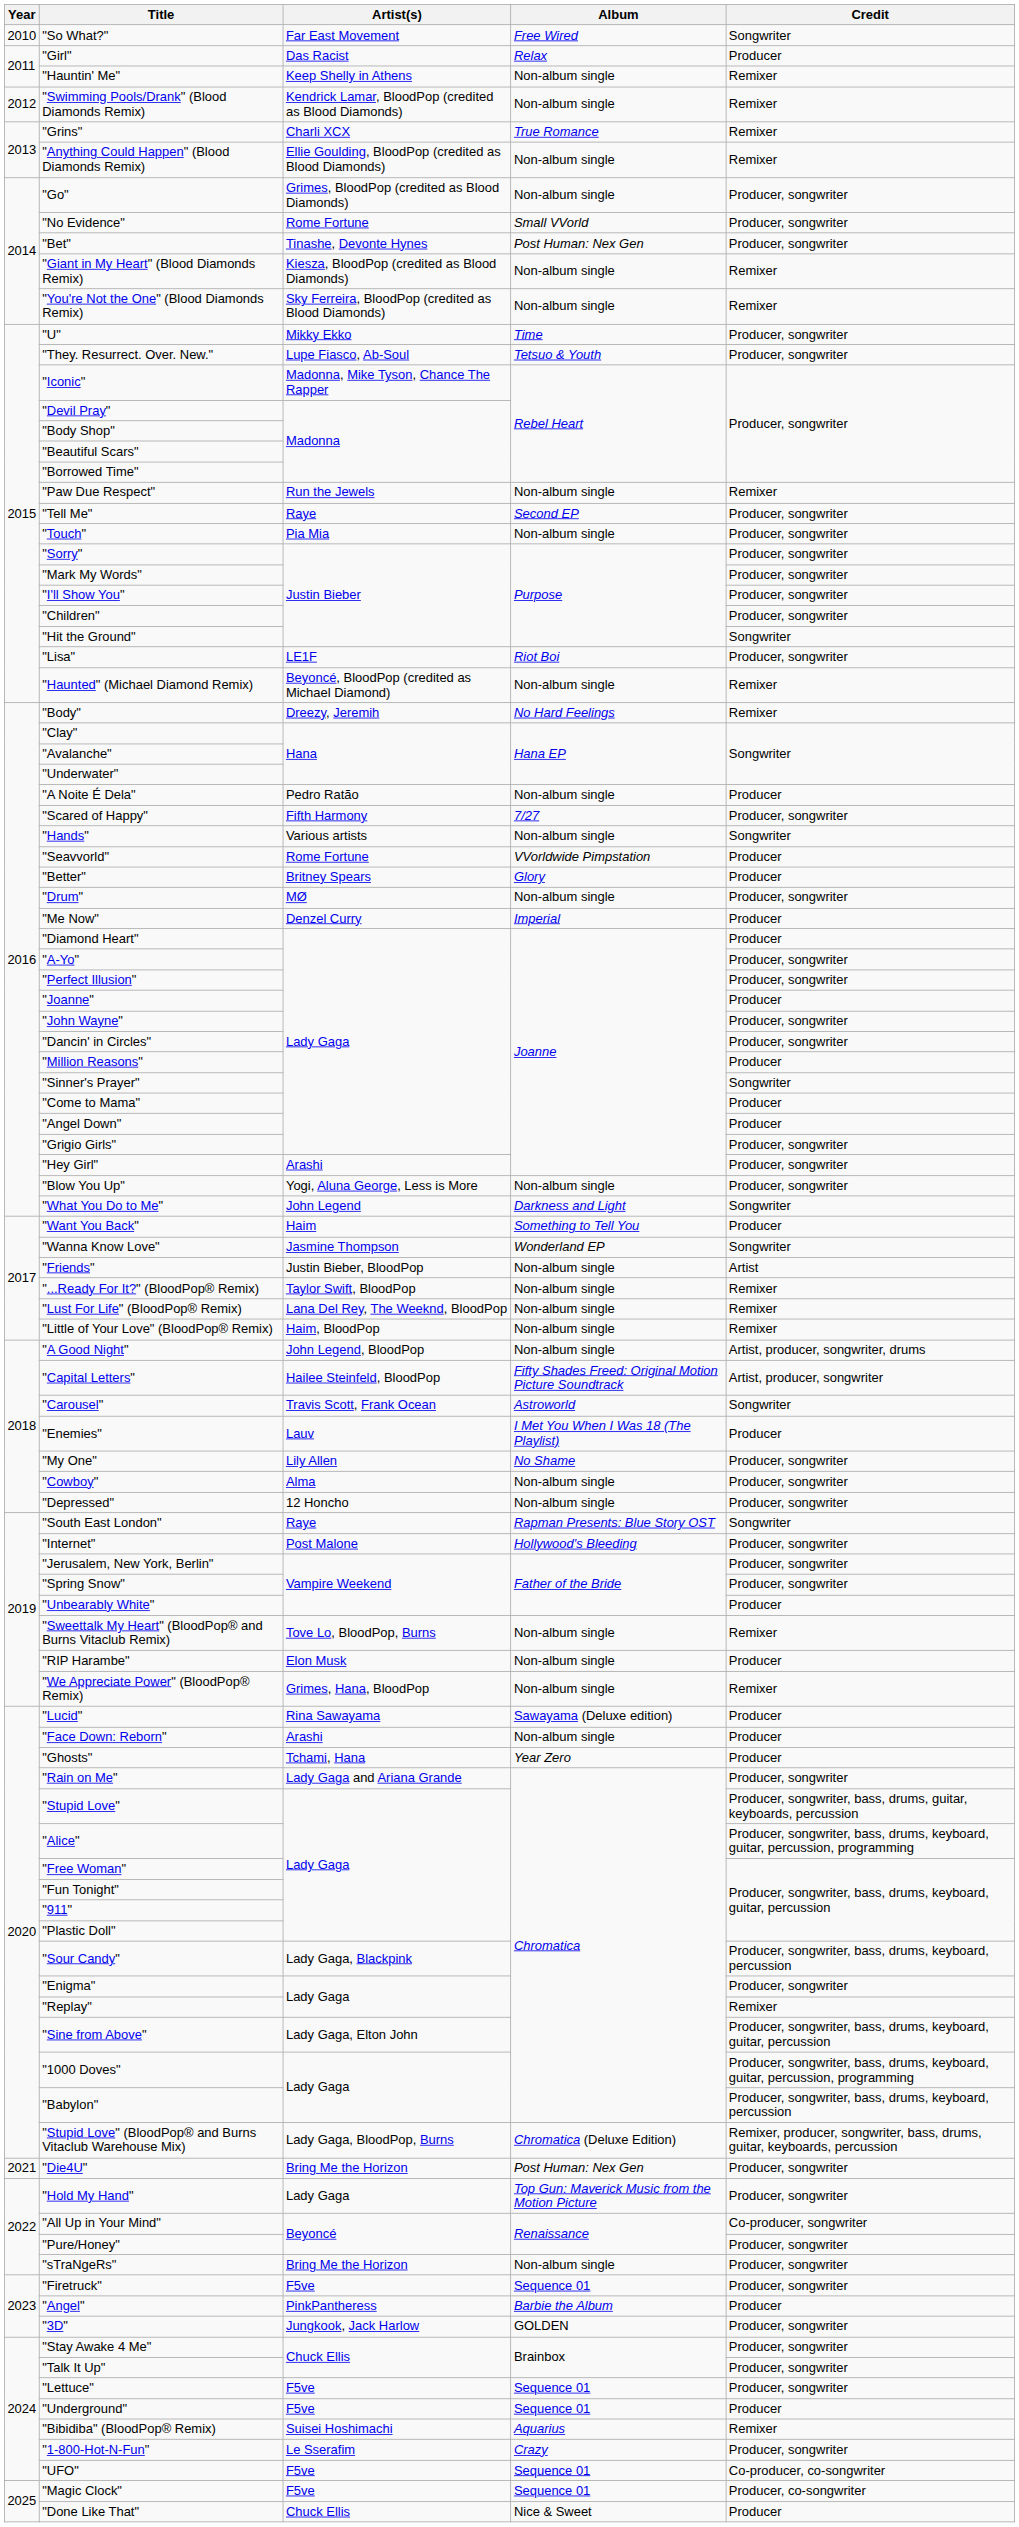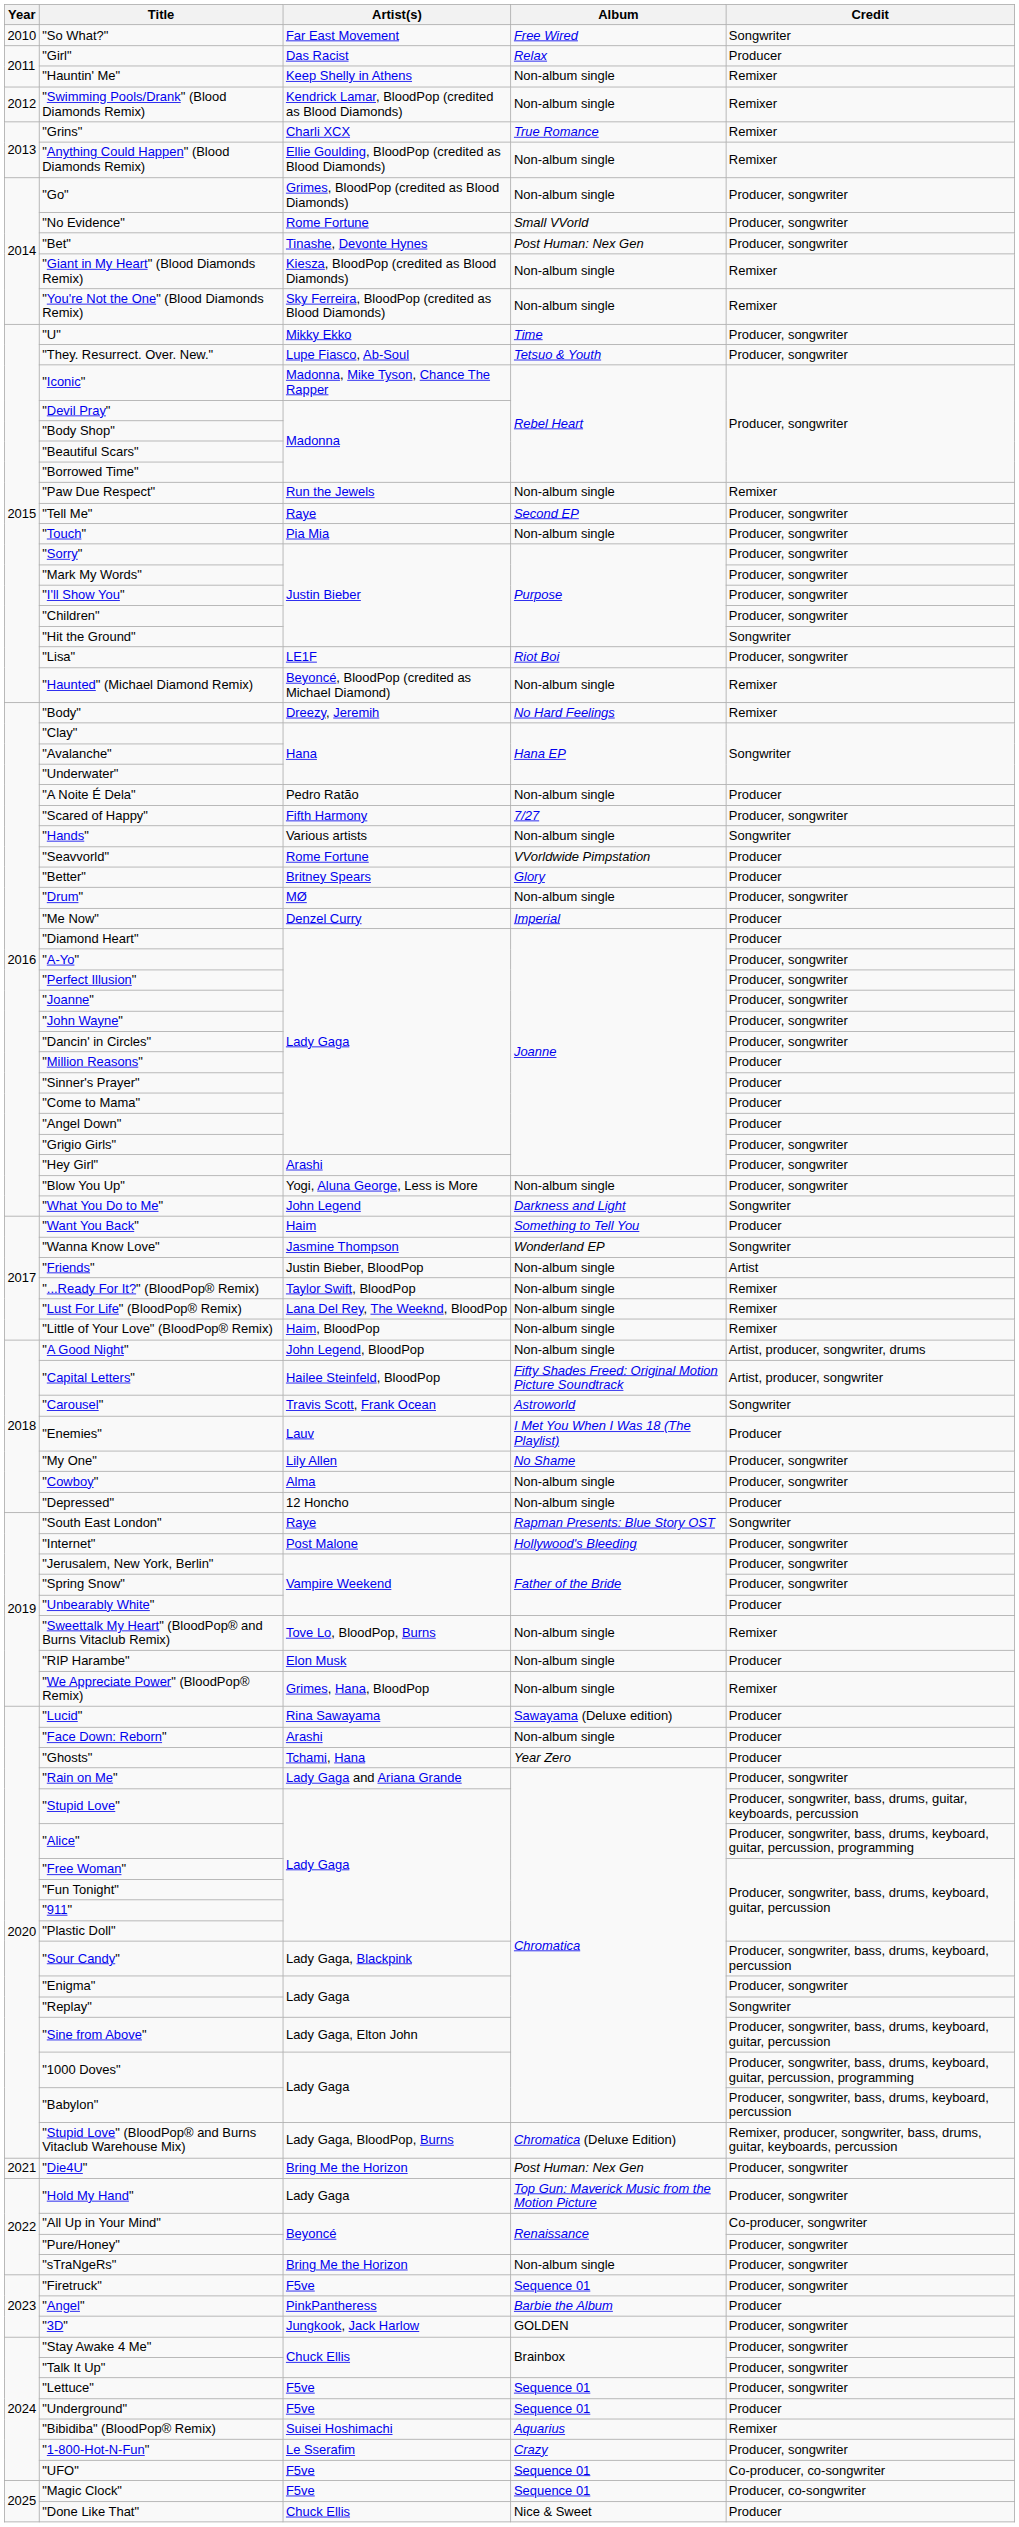(755, 1000) Producer -> (788, 1000) Producer, songwriter
(760, 1082) Songwriter -> (755, 1082) Producer
(788, 1502) Producer, songwriter -> (755, 1502) Producer
(753, 2007) Remixer -> (760, 2007) Songwriter
